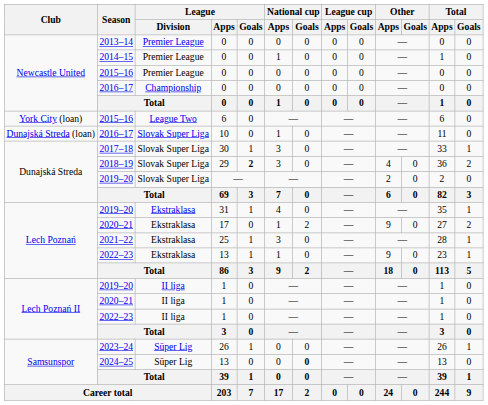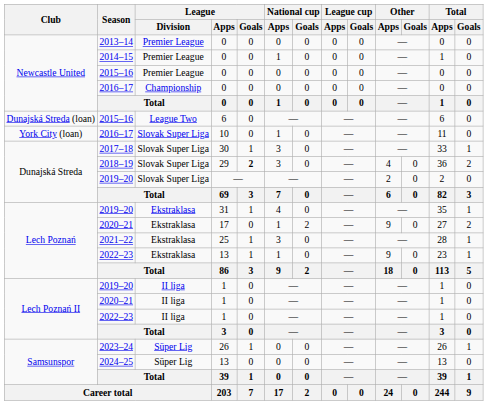(51, 118) York City (loan) -> (51, 118) Dunajská Streda (loan)
(51, 133) Dunajská Streda (loan) -> (51, 133) York City (loan)
(307, 362) bold -> (307, 362) normal
